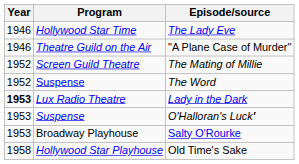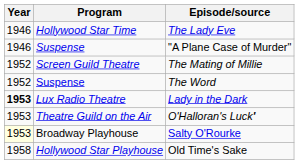(94, 47) Theatre Guild on the Air -> (60, 47) Suspense
(60, 116) Suspense -> (94, 116) Theatre Guild on the Air
(19, 133) no background -> (19, 133) lightyellow background
